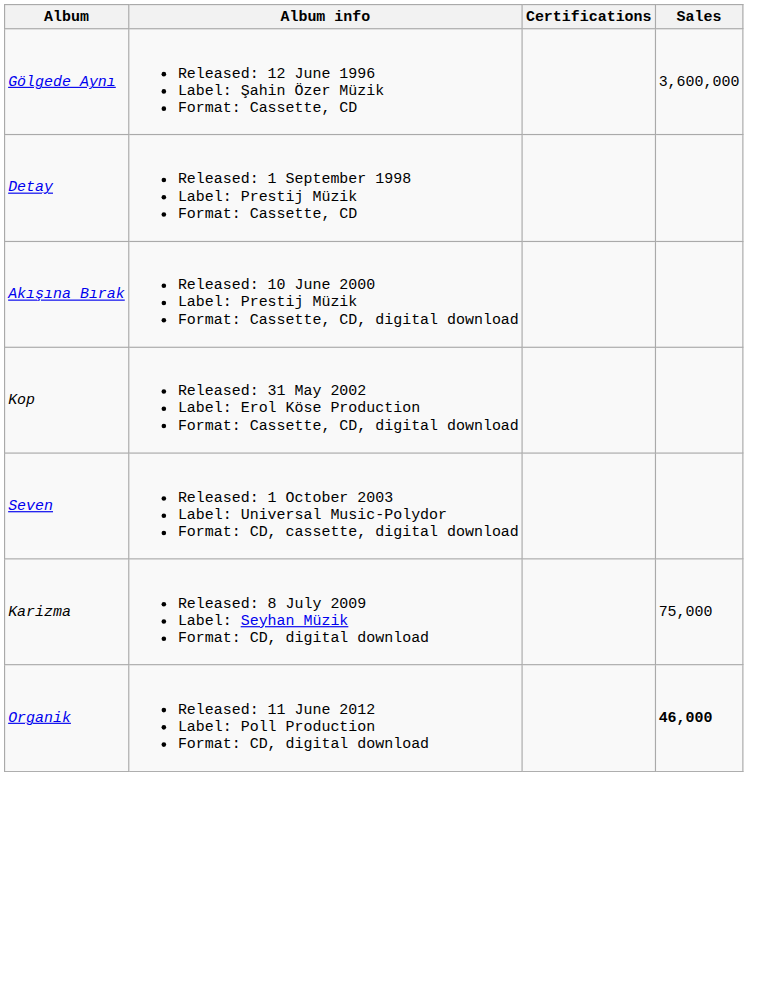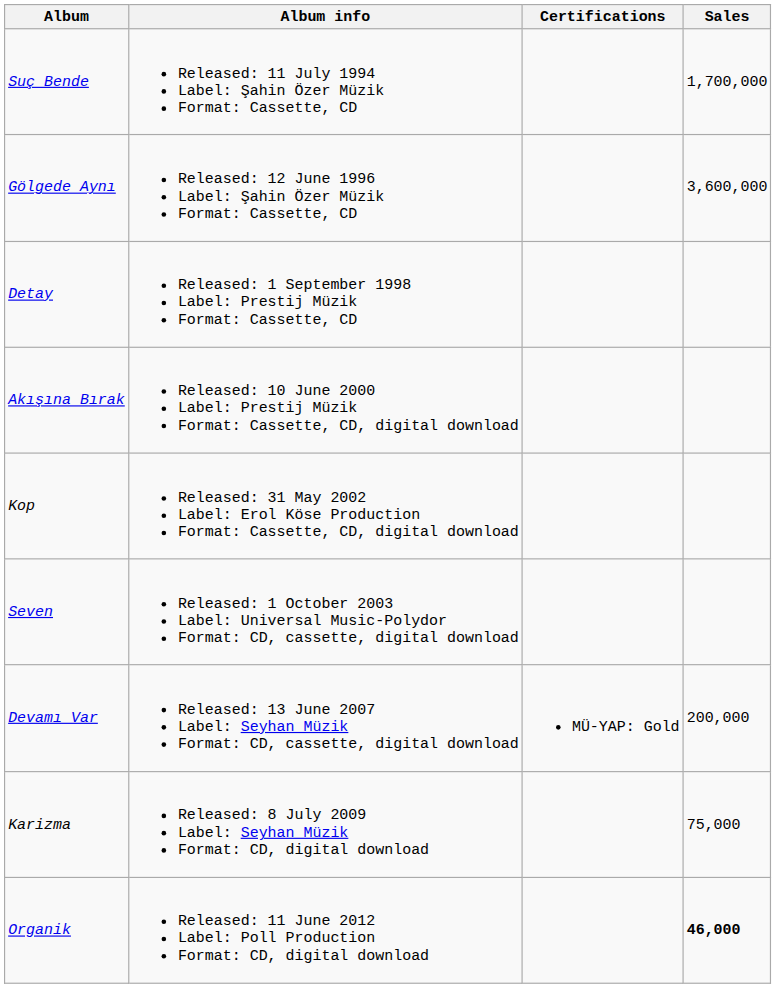+ row: (49, 82)
+ row: (53, 718)
